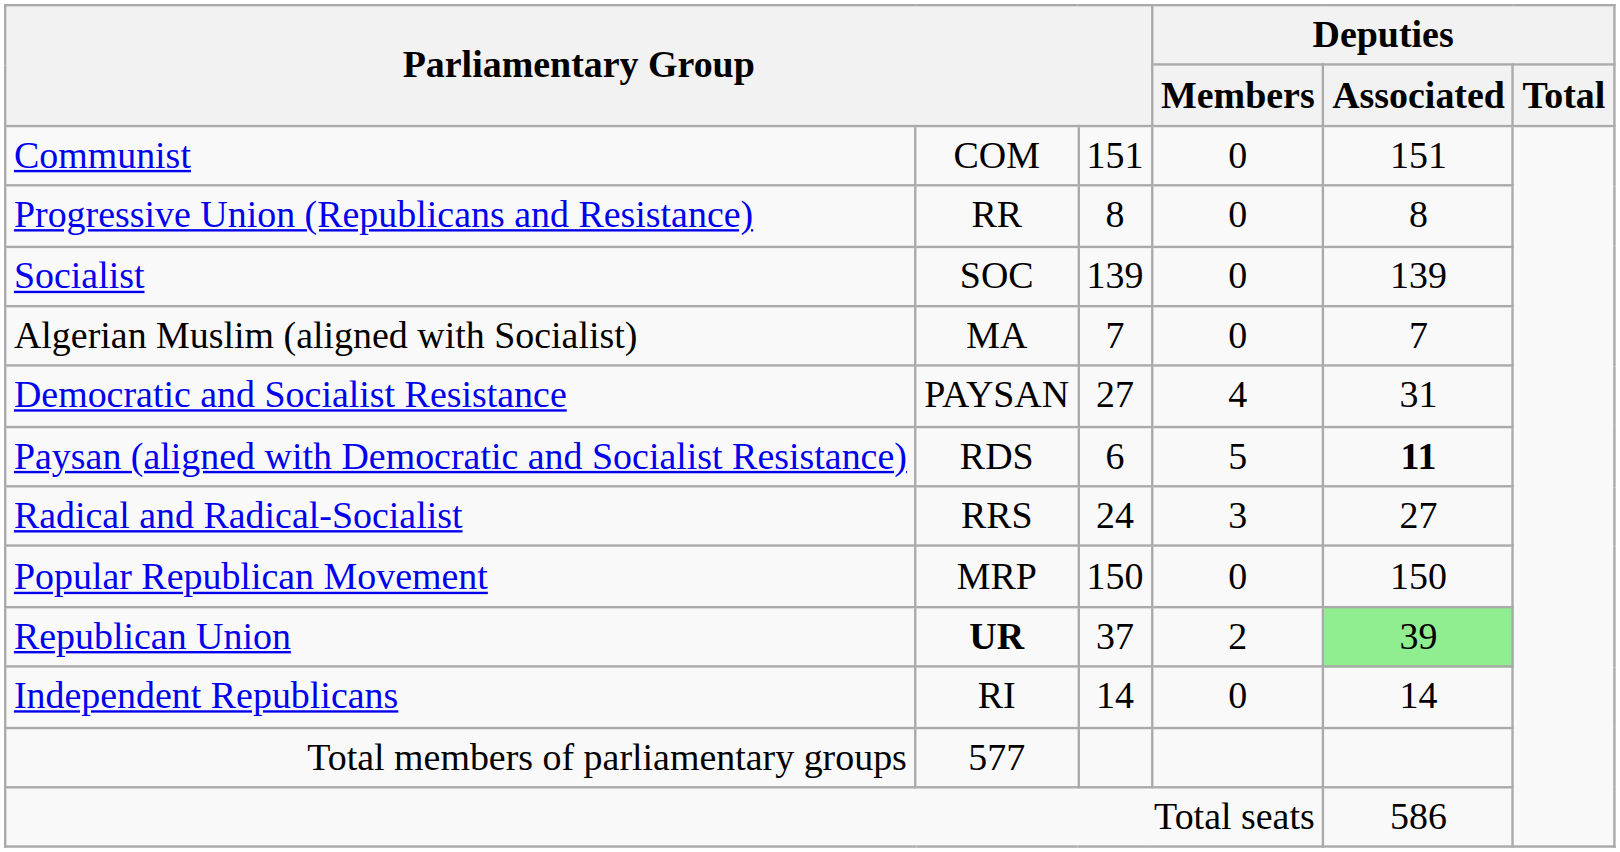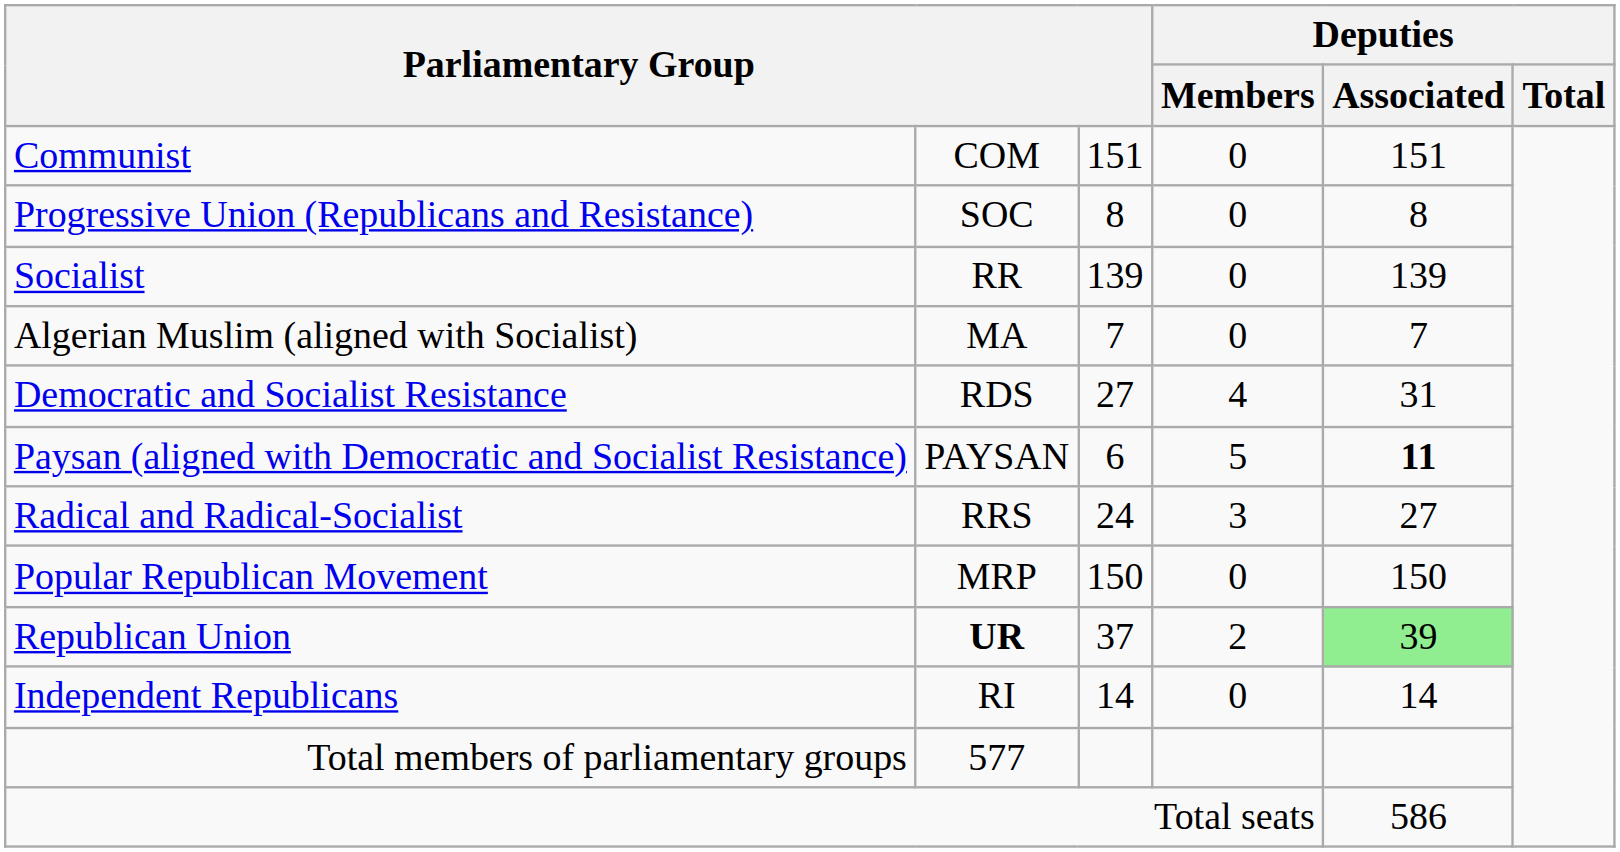(997, 214) RR -> (997, 214) SOC
(997, 275) SOC -> (997, 275) RR
(997, 395) PAYSAN -> (997, 395) RDS
(997, 455) RDS -> (997, 455) PAYSAN
